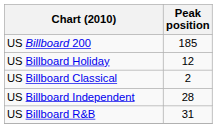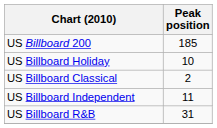(188, 61) 12 -> (188, 61) 10
(188, 97) 28 -> (188, 97) 11
